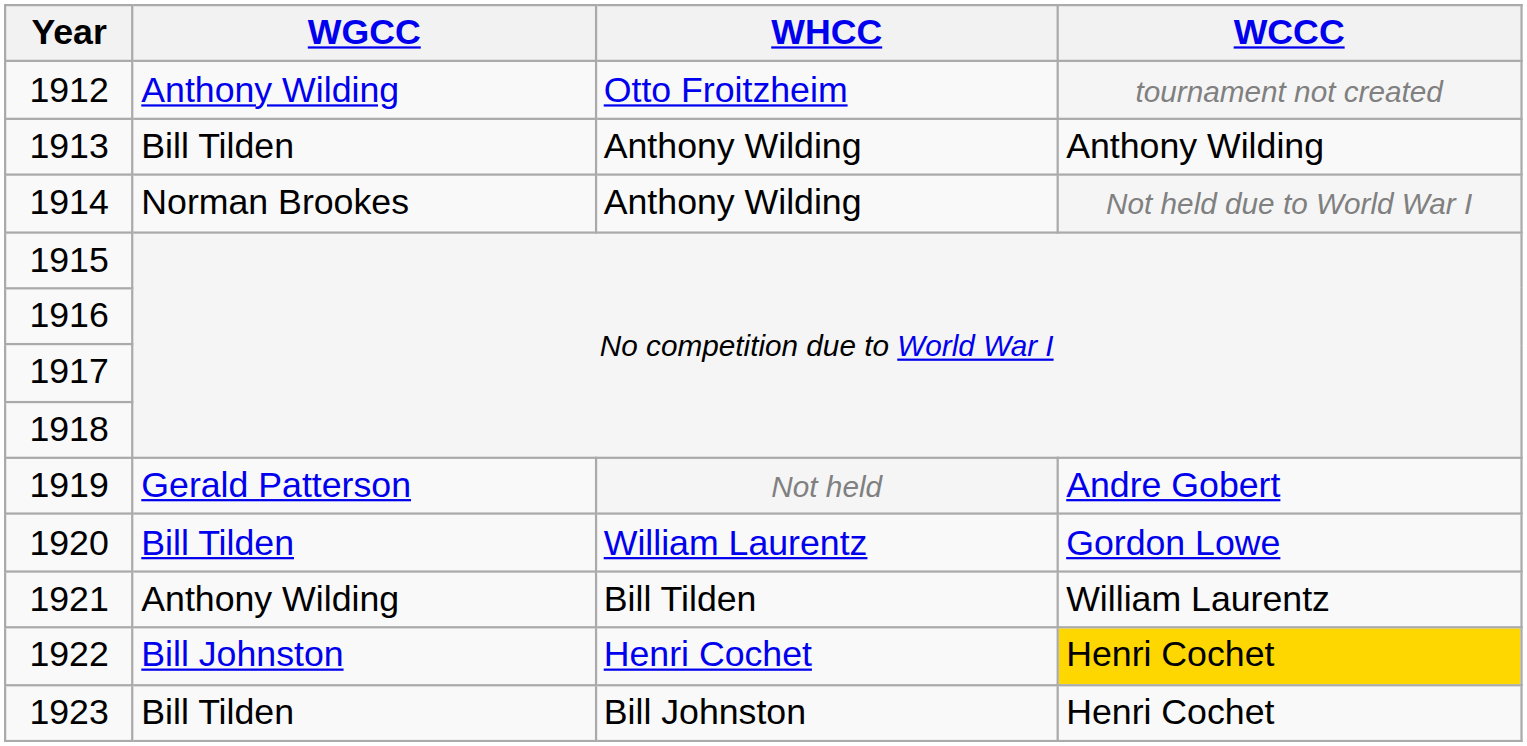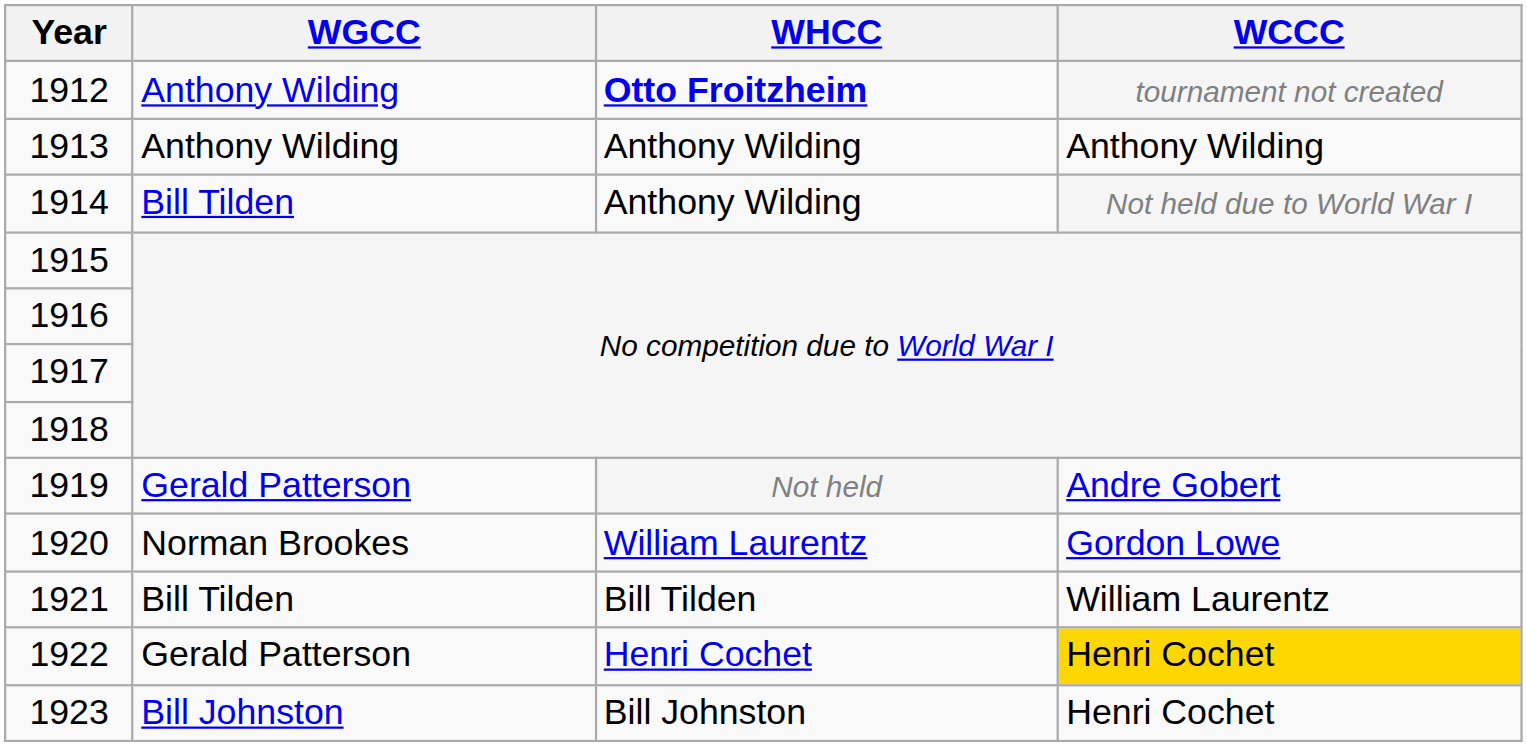(726, 89) normal -> (736, 89) bold
(218, 145) Bill Tilden -> (270, 145) Anthony Wilding
(275, 202) Norman Brookes -> (218, 202) Bill Tilden
(218, 542) Bill Tilden -> (275, 542) Norman Brookes
(270, 598) Anthony Wilding -> (218, 598) Bill Tilden
(242, 655) Bill Johnston -> (276, 655) Gerald Patterson
(218, 711) Bill Tilden -> (242, 711) Bill Johnston
